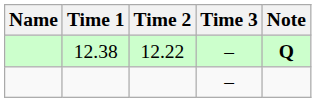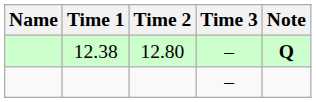(162, 50) 12.22 -> (162, 50) 12.80
